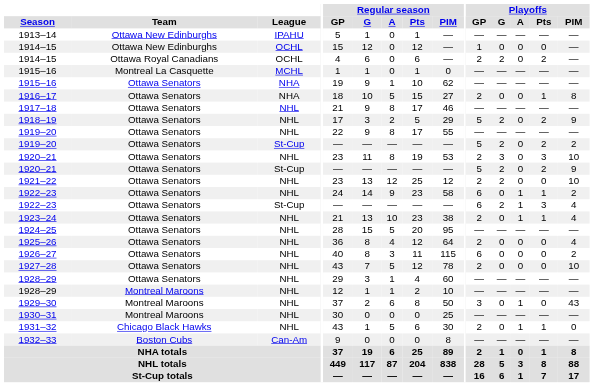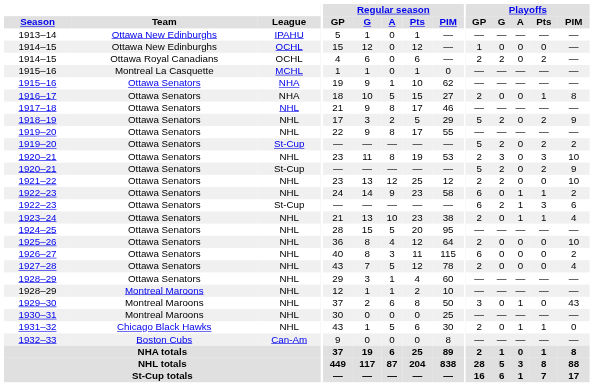(574, 205) 4 -> (574, 205) 6
(574, 242) 4 -> (574, 242) 10
(574, 266) 10 -> (574, 266) 4
